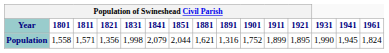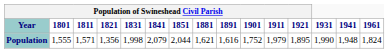(61, 41) 1,558 -> (61, 41) 1,555
(228, 41) 1,316 -> (228, 41) 1,616
(276, 41) 1,899 -> (276, 41) 1,979
(348, 41) 1,945 -> (348, 41) 1,948
